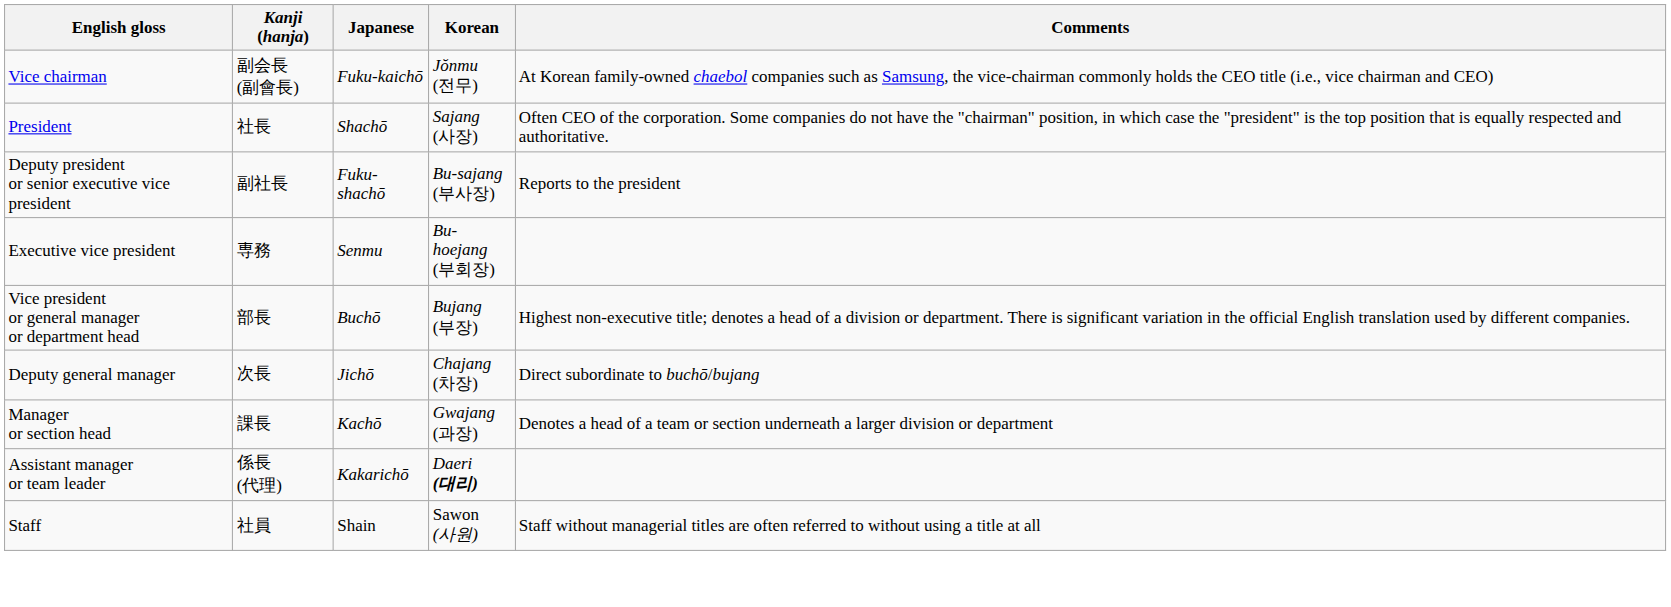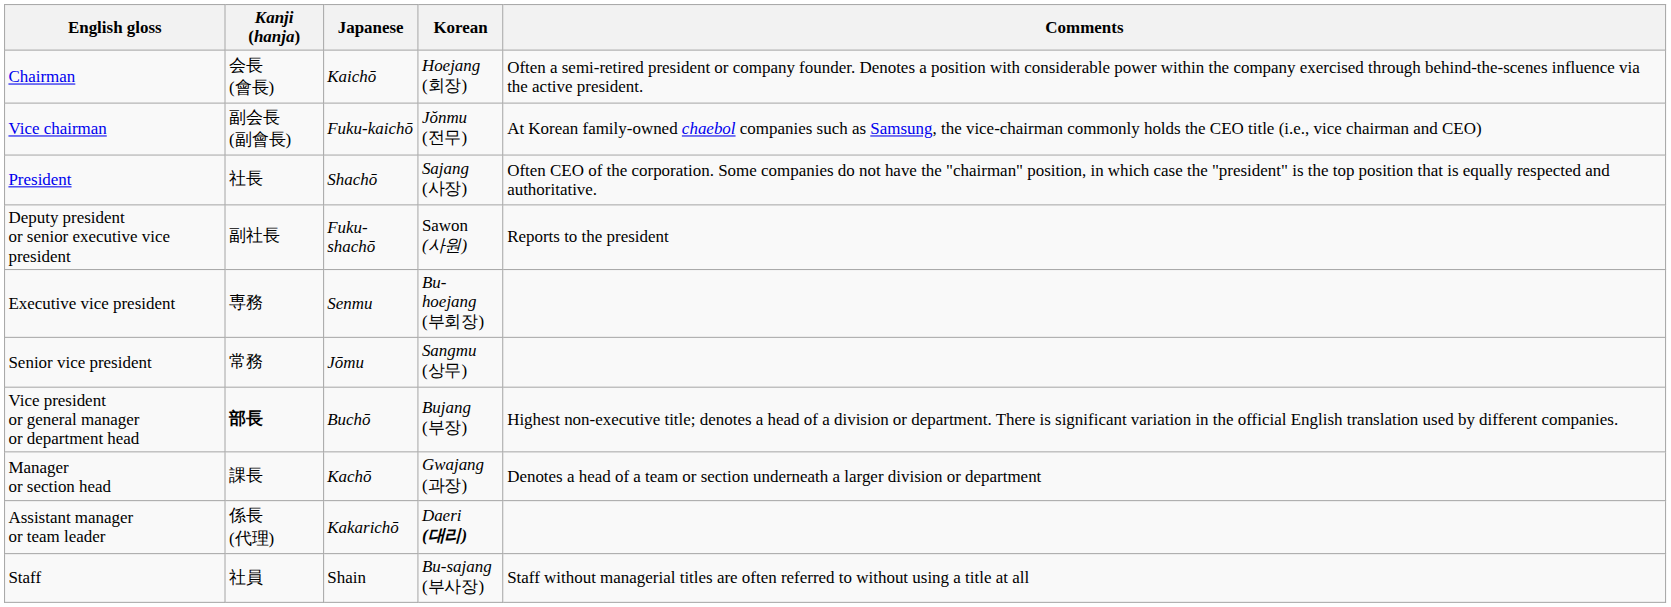+ row: (42, 76)
(468, 183) Bu-sajang (부사장) -> (445, 235) Sawon (사원)
+ row: (80, 362)
(254, 317) normal -> (246, 418) bold
- row: (92, 374)
(456, 524) Sawon (사원) -> (457, 576) Bu-sajang (부사장)
